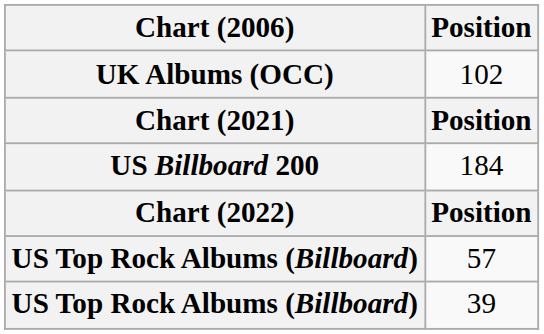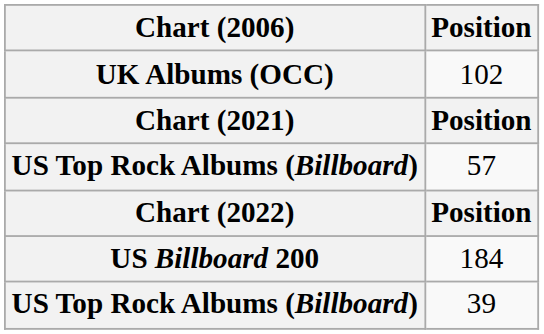rows swapped: (481, 258) <-> (481, 166)
